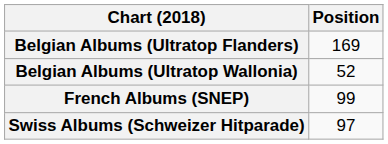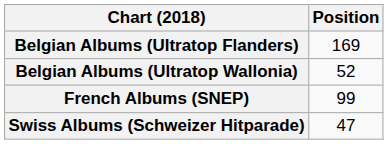(346, 125) 97 -> (346, 125) 47
